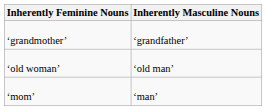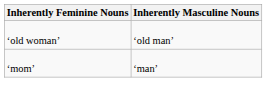- row: (37, 40)
